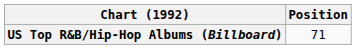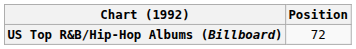(318, 35) 71 -> (318, 35) 72
